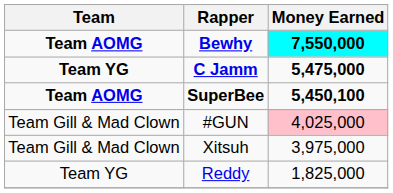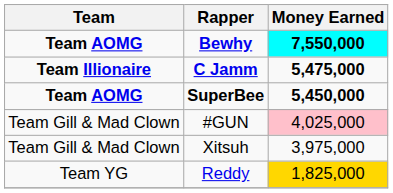(94, 69) Team YG -> (94, 69) Team Illionaire
(328, 95) 5,450,100 -> (328, 95) 5,450,000
(328, 174) no background -> (328, 174) gold background
